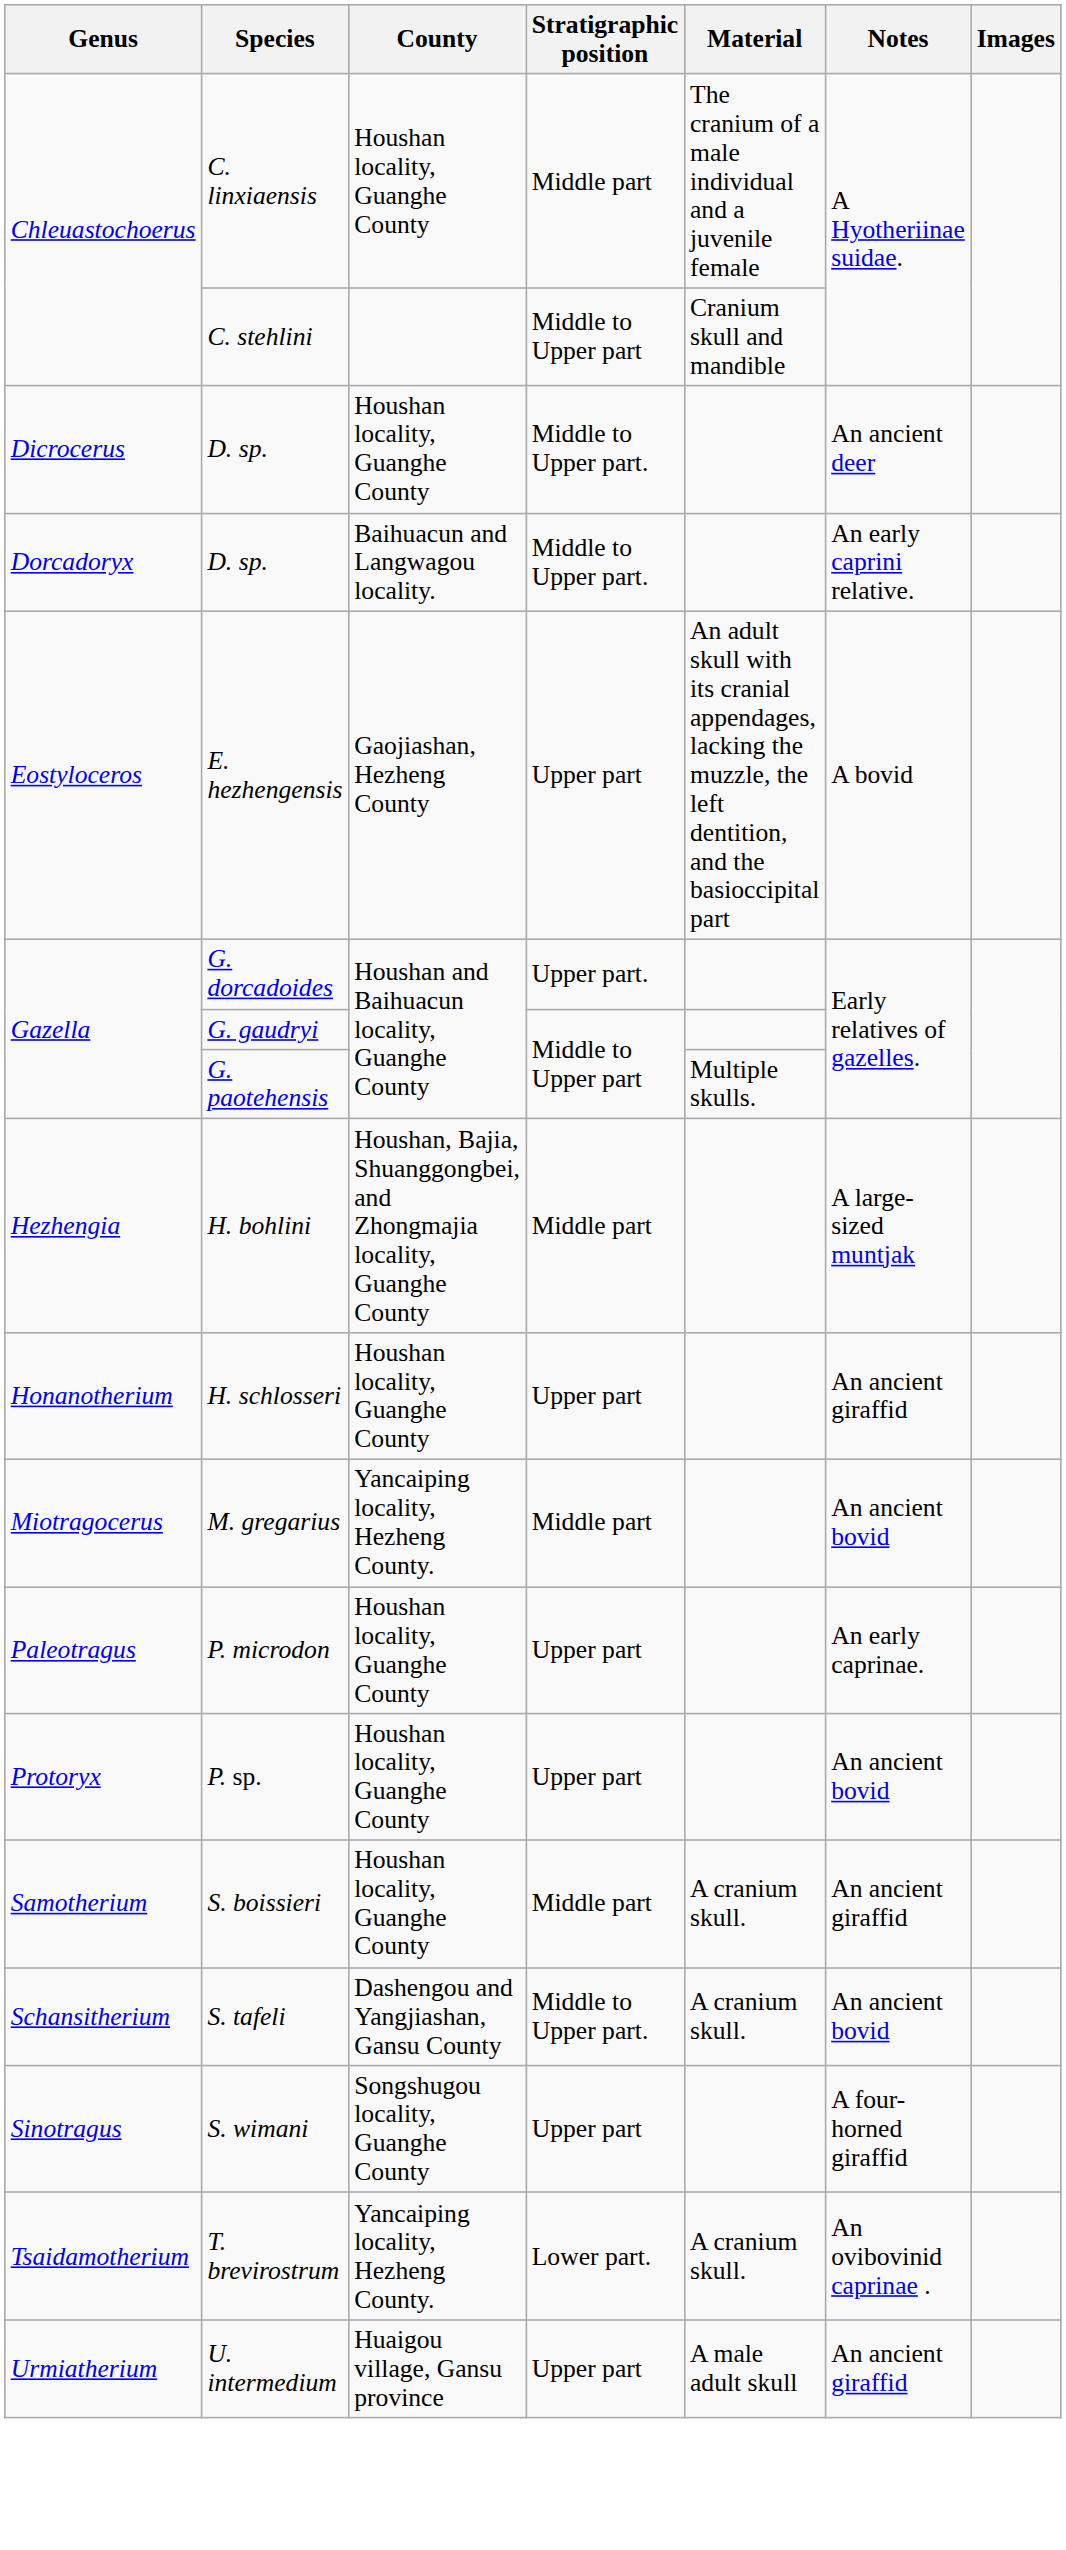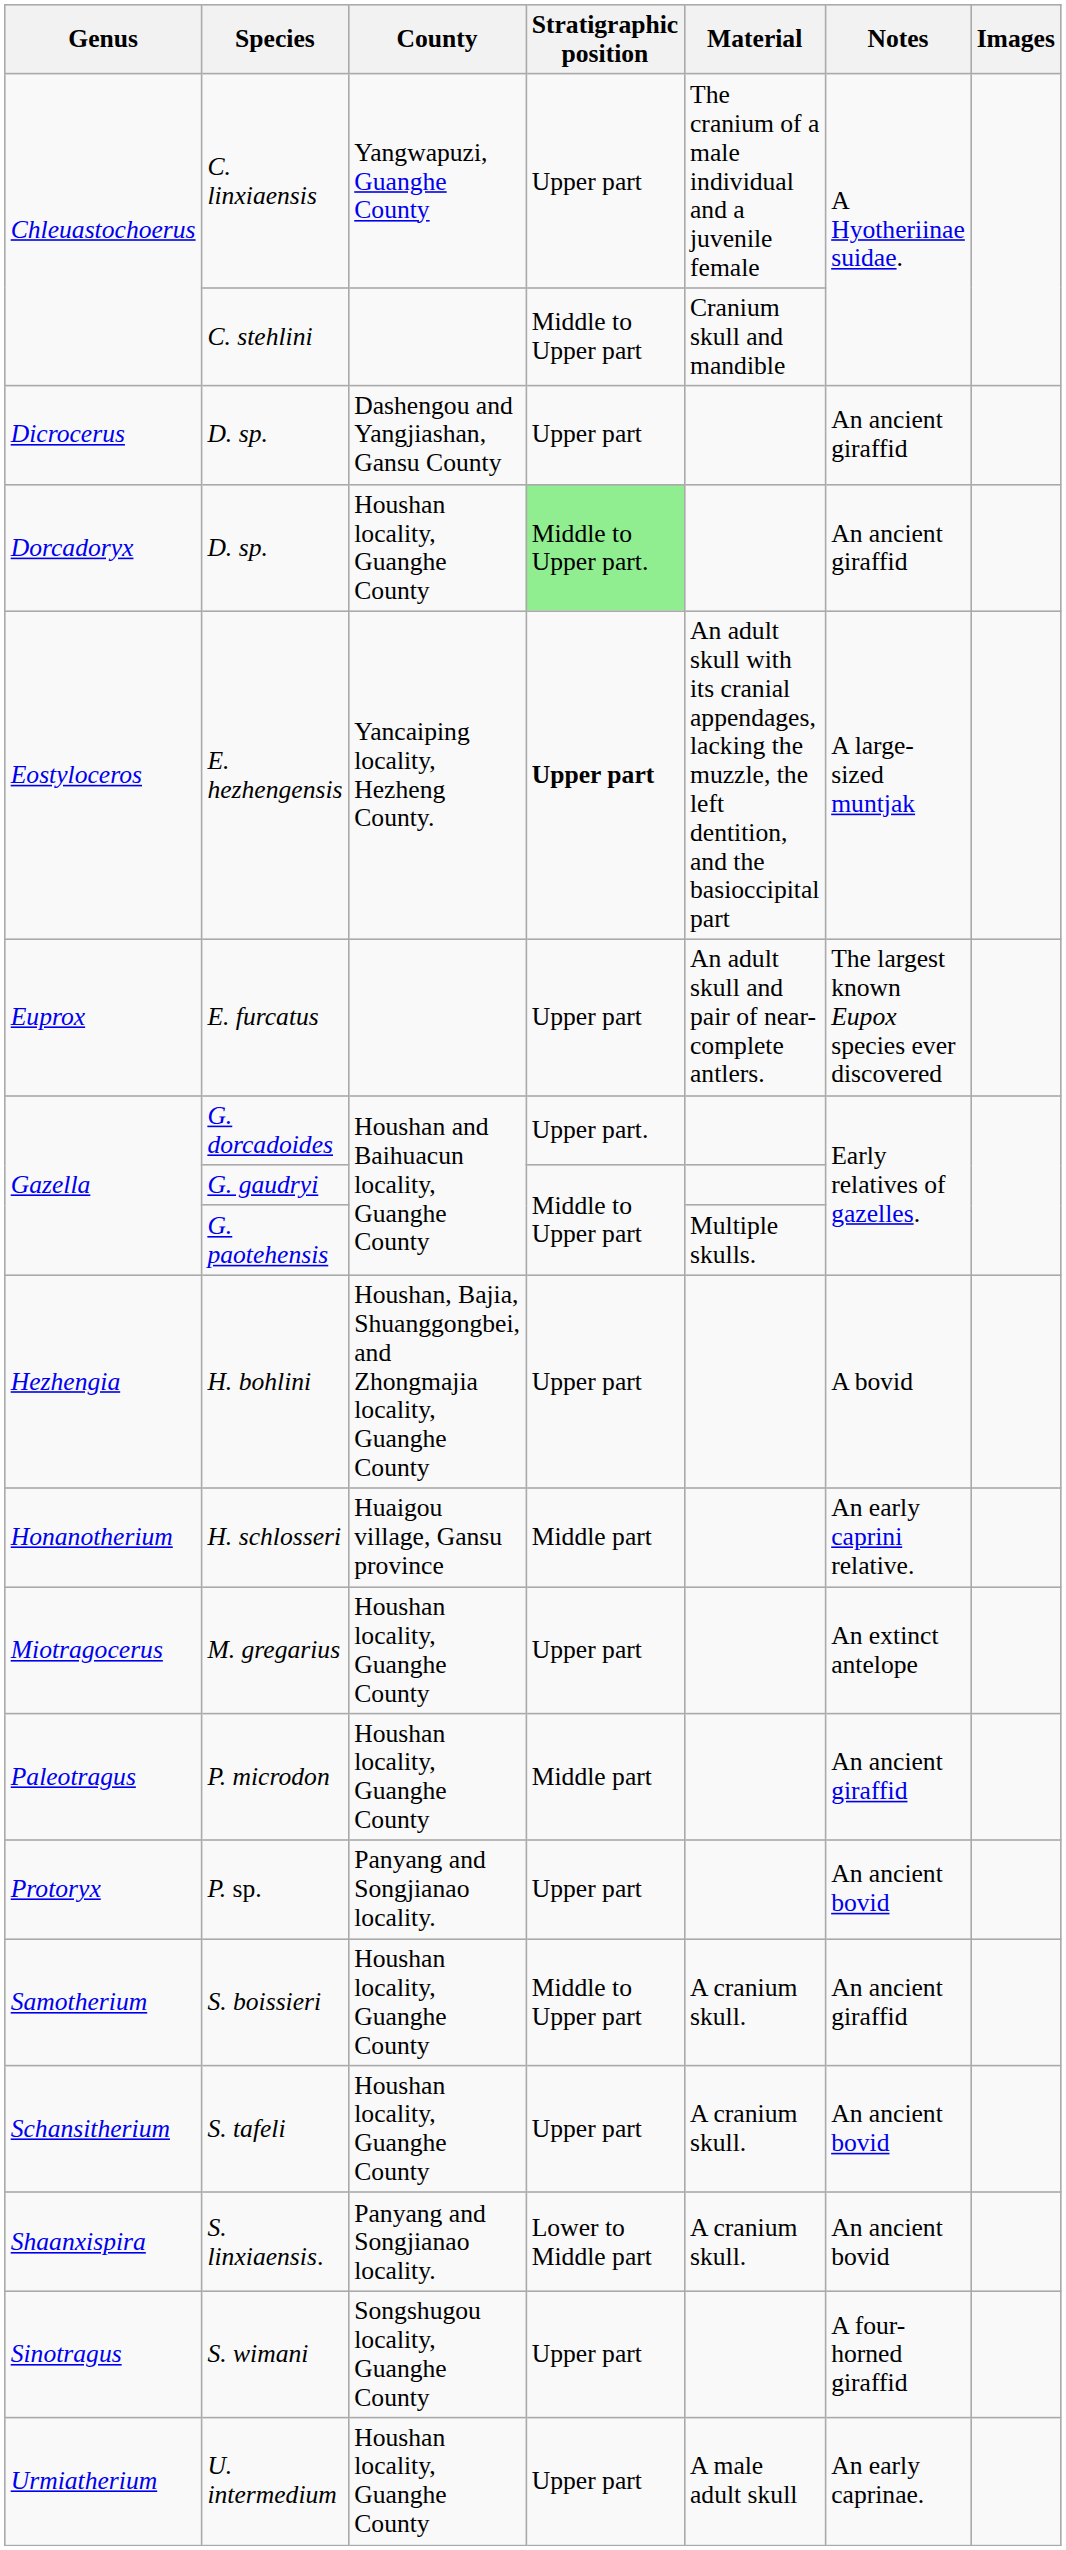(400, 180) Houshan locality, Guanghe County -> (421, 180) Yangwapuzi, Guanghe County
(592, 180) Middle part -> (587, 180) Upper part
(400, 449) Houshan locality, Guanghe County -> (434, 434) Dashengou and Yangjiashan, Gansu County
(590, 448) Middle to Upper part. -> (587, 434) Upper part
(887, 449) An ancient deer -> (887, 434) An ancient giraffid
(431, 561) Baihuacun and Langwagou locality. -> (400, 547) Houshan locality, Guanghe County
(590, 561) no background -> (590, 547) lightgreen background
(876, 561) An early caprini relative. -> (887, 547) An ancient giraffid
(415, 775) Gaojiashan, Hezheng County -> (412, 774) Yancaiping locality, Hezheng County.
(587, 775) normal -> (593, 775) bold
(872, 775) A bovid -> (873, 775) A large-sized muntjak
+ row: (48, 1017)
(592, 1225) Middle part -> (587, 1381) Upper part
(873, 1225) A large-sized muntjak -> (872, 1381) A bovid
(400, 1395) Houshan locality, Guanghe County -> (428, 1536) Huaigou village, Gansu province
(587, 1395) Upper part -> (592, 1536) Middle part
(887, 1395) An ancient giraffid -> (876, 1536) An early caprini relative.
(412, 1522) Yancaiping locality, Hezheng County. -> (400, 1649) Houshan locality, Guanghe County
(592, 1522) Middle part -> (587, 1649) Upper part
(887, 1522) An ancient bovid -> (885, 1649) An extinct antelope
(587, 1649) Upper part -> (592, 1776) Middle part
(878, 1649) An early caprinae. -> (887, 1776) An ancient giraffid
(400, 1776) Houshan locality, Guanghe County -> (420, 1889) Panyang and Songjianao locality.
(592, 1903) Middle part -> (587, 2001) Middle to Upper part
(434, 2016) Dashengou and Yangjiashan, Gansu County -> (400, 2128) Houshan locality, Guanghe County
(590, 2016) Middle to Upper part. -> (587, 2128) Upper part
+ row: (78, 2241)
- row: (100, 2255)
(428, 2368) Huaigou village, Gansu province -> (400, 2480) Houshan locality, Guanghe County
(887, 2368) An ancient giraffid -> (878, 2480) An early caprinae.
